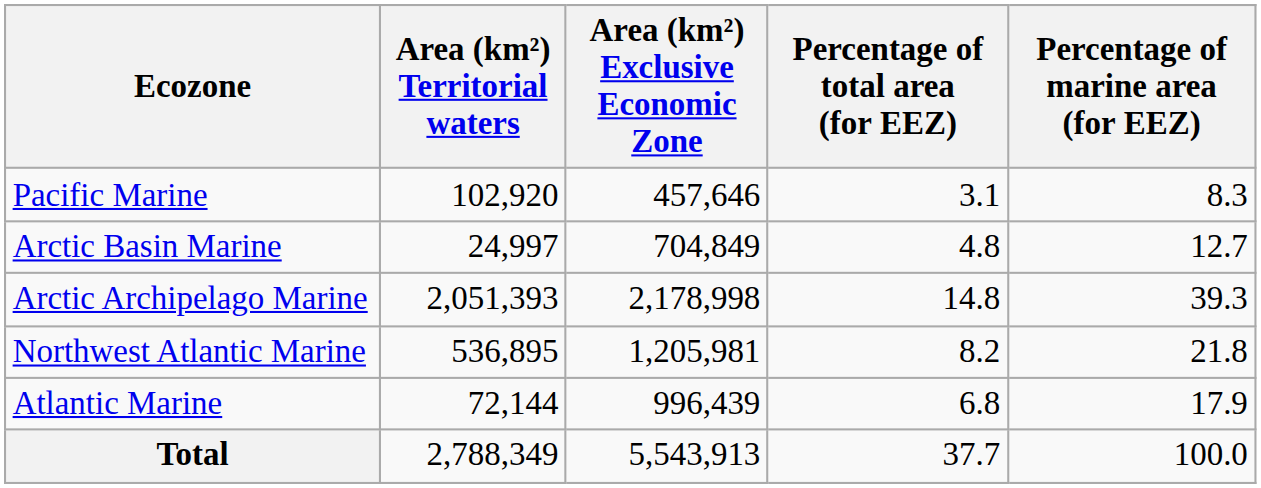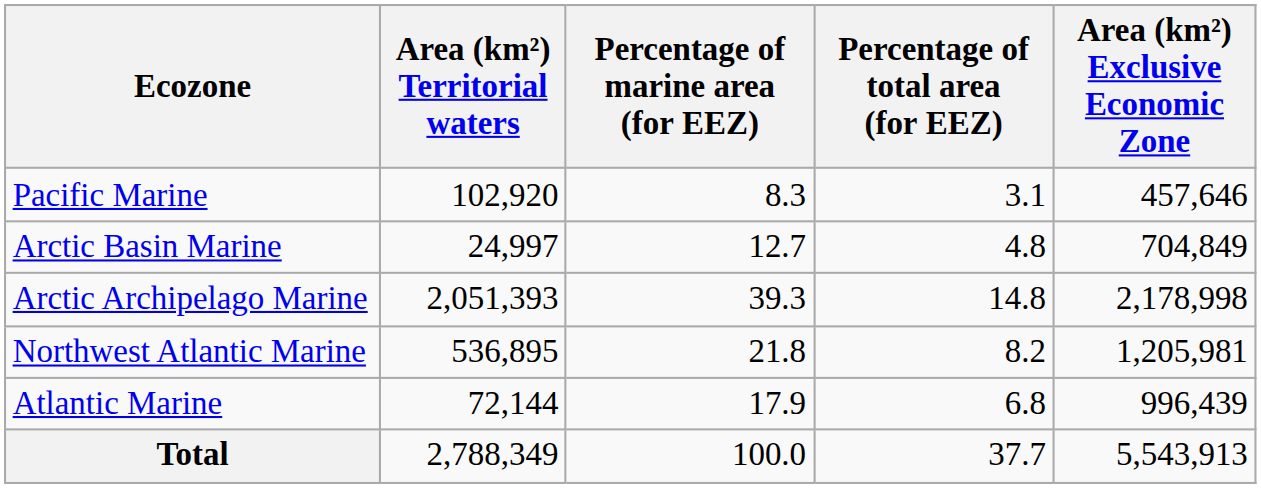columns swapped: (667, 86) <-> (1132, 86)
